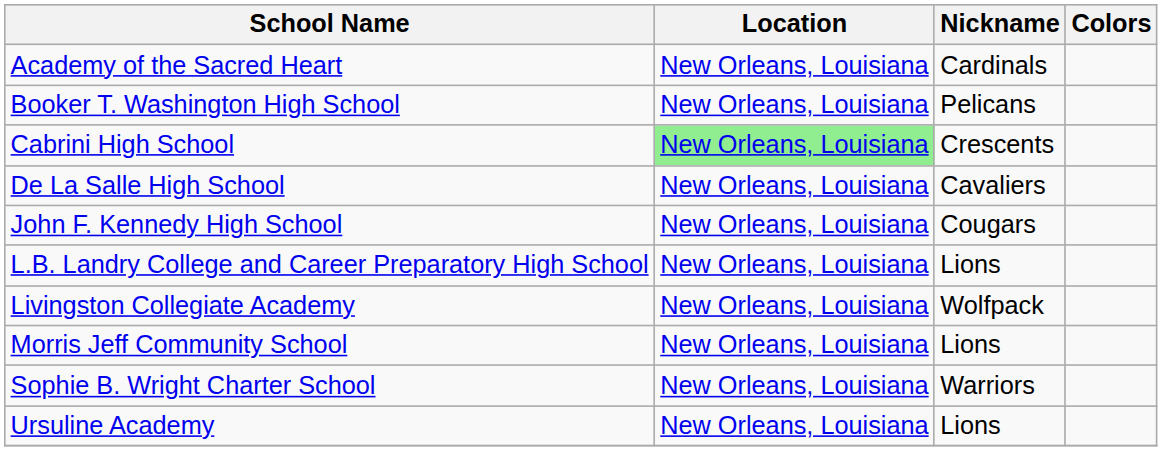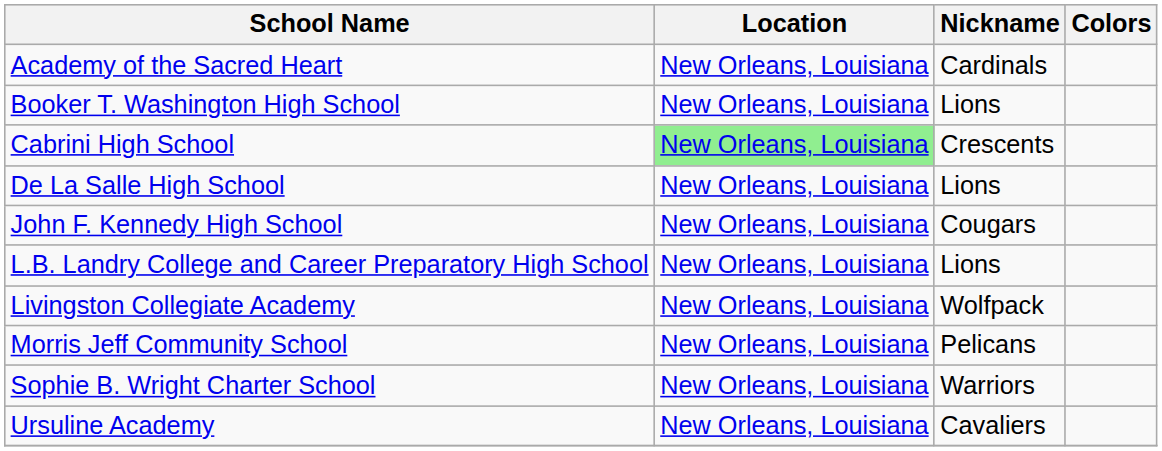(988, 104) Pelicans -> (971, 104) Lions
(993, 184) Cavaliers -> (971, 184) Lions
(971, 345) Lions -> (988, 345) Pelicans
(971, 425) Lions -> (993, 425) Cavaliers
